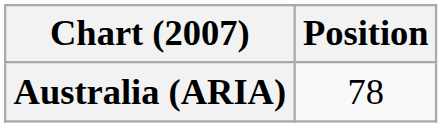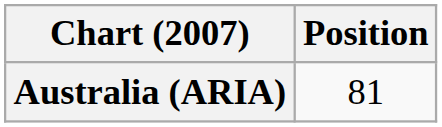(366, 91) 78 -> (366, 91) 81
